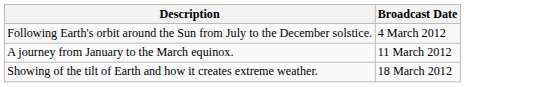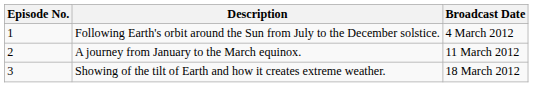+ column: (38, 14)
